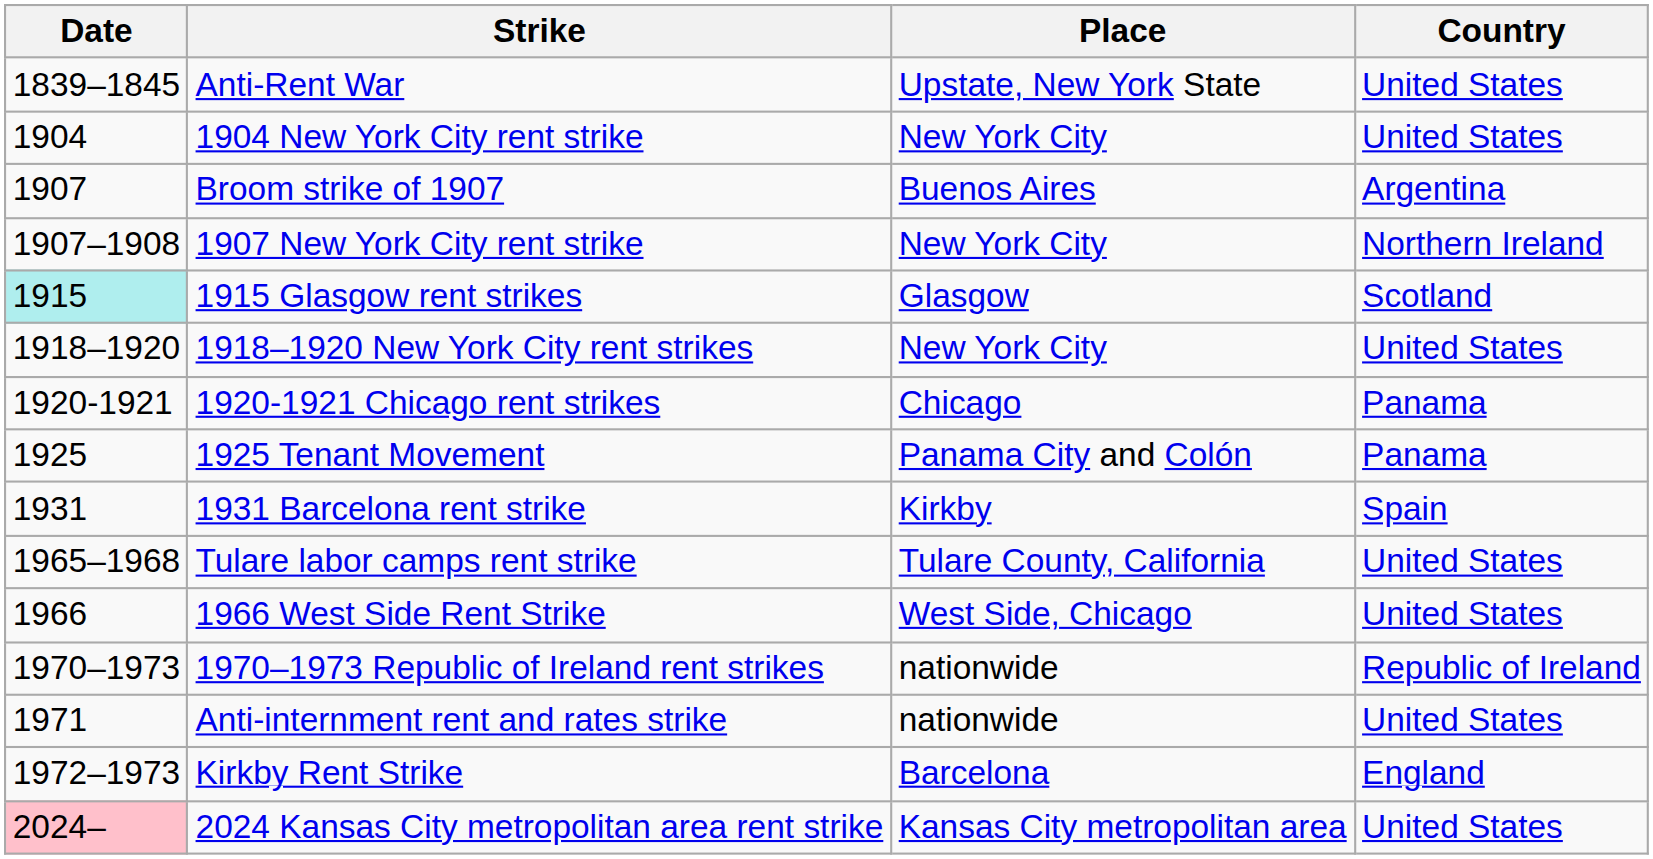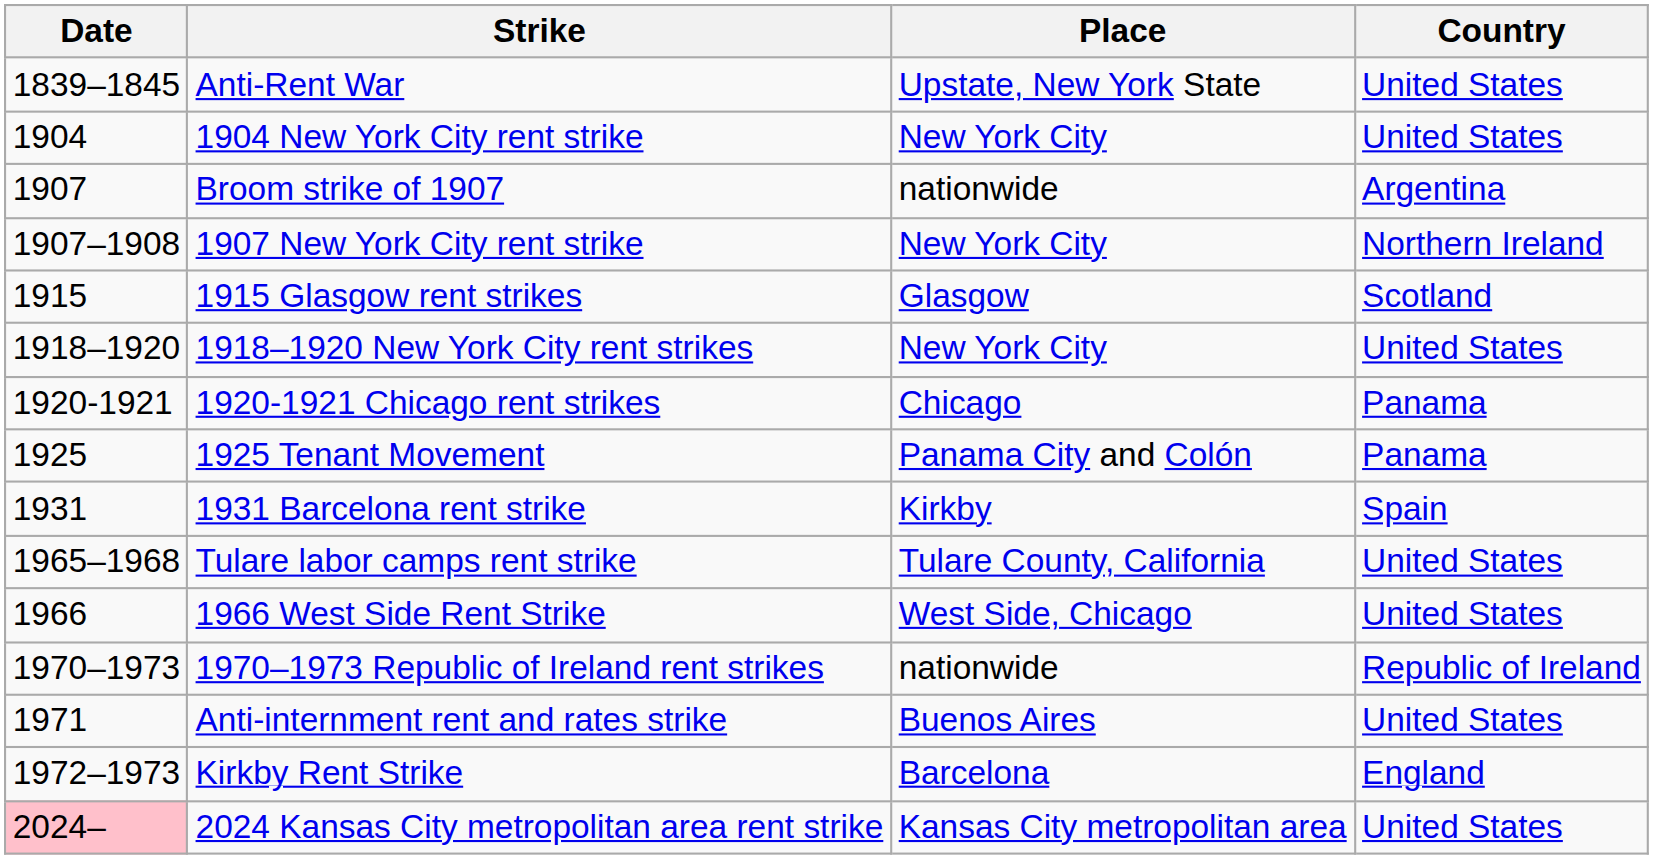(997, 190) Buenos Aires -> (979, 190) nationwide
(50, 296) paleturquoise background -> (50, 296) no background
(979, 720) nationwide -> (997, 720) Buenos Aires
